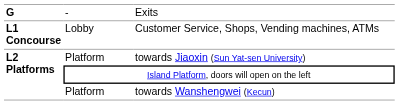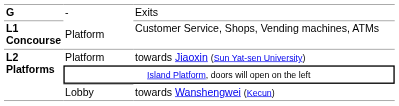(79, 29) Lobby -> (85, 34) Platform
(85, 91) Platform -> (79, 92) Lobby
